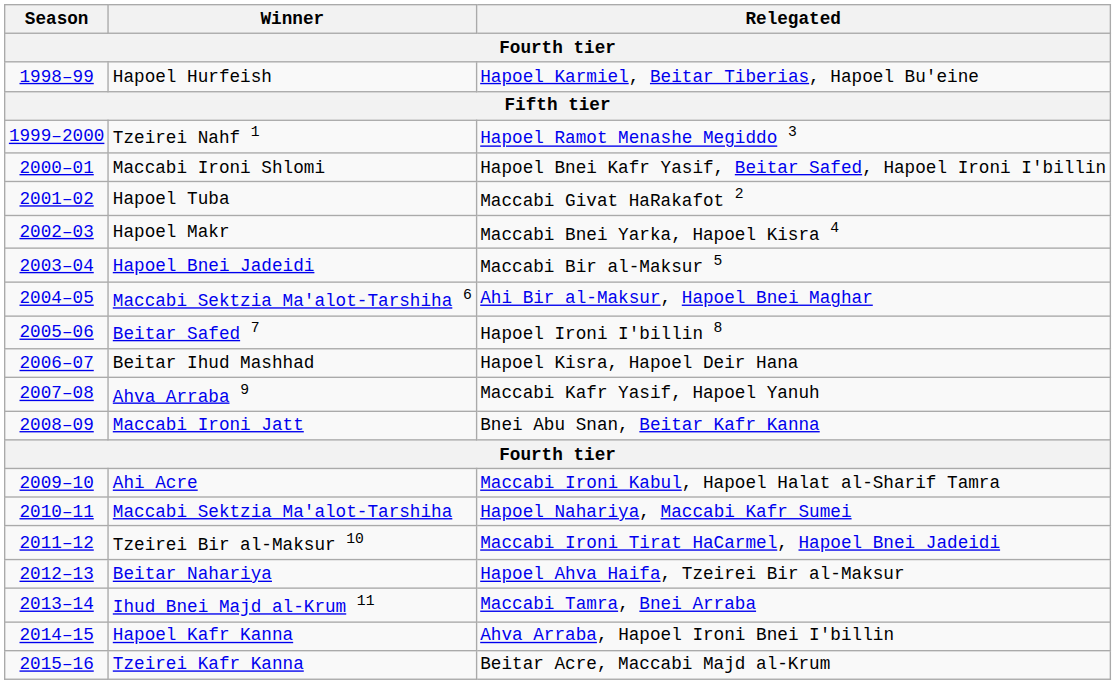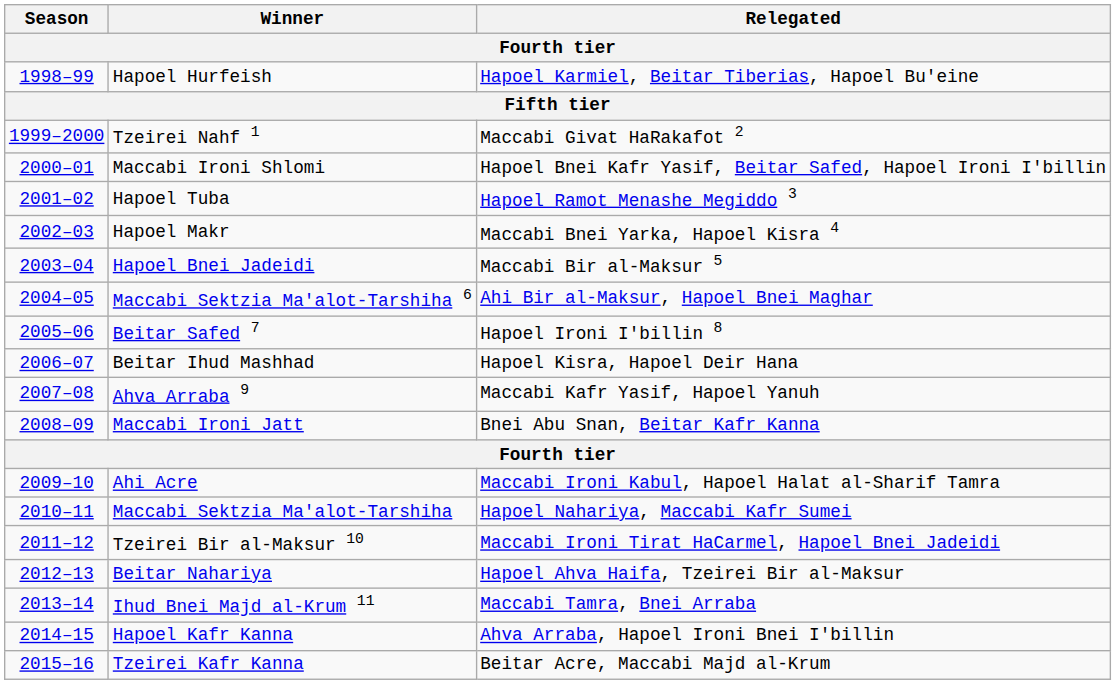(638, 137) Hapoel Ramot Menashe Megiddo 3 -> (612, 137) Maccabi Givat HaRakafot 2
(612, 199) Maccabi Givat HaRakafot 2 -> (638, 199) Hapoel Ramot Menashe Megiddo 3
